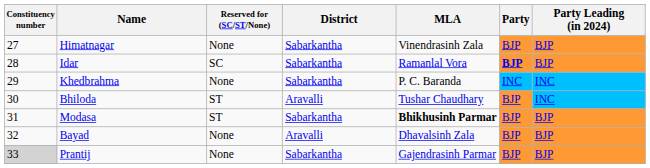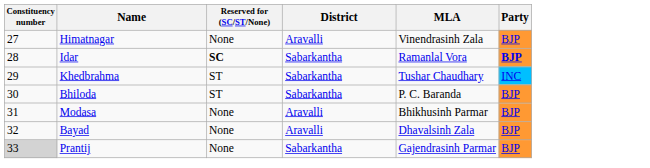- column: (589, 20)
(314, 44) Sabarkantha -> (304, 39) Aravalli
(216, 63) normal -> (216, 57) bold
(221, 81) None -> (216, 75) ST
(430, 81) P. C. Baranda -> (441, 75) Tushar Chaudhary
(304, 99) Aravalli -> (314, 94) Sabarkantha
(441, 99) Tushar Chaudhary -> (430, 94) P. C. Baranda
(216, 117) ST -> (221, 112) None
(314, 117) Sabarkantha -> (304, 112) Aravalli
(448, 117) bold -> (443, 112) normal
